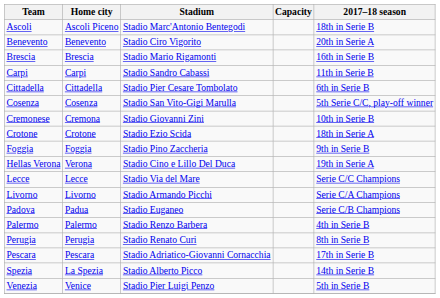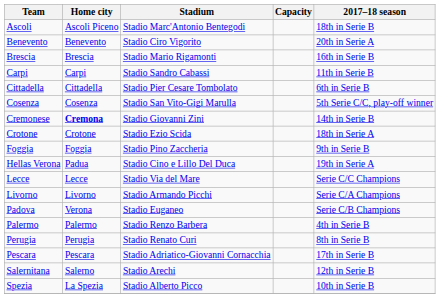(82, 118) normal -> (84, 118) bold
(345, 118) 10th in Serie B -> (345, 118) 14th in Serie B
(78, 164) Verona -> (77, 164) Padua
(77, 210) Padua -> (78, 210) Verona
+ row: (28, 270)
(345, 270) 14th in Serie B -> (345, 286) 10th in Serie B
- row: (22, 286)
